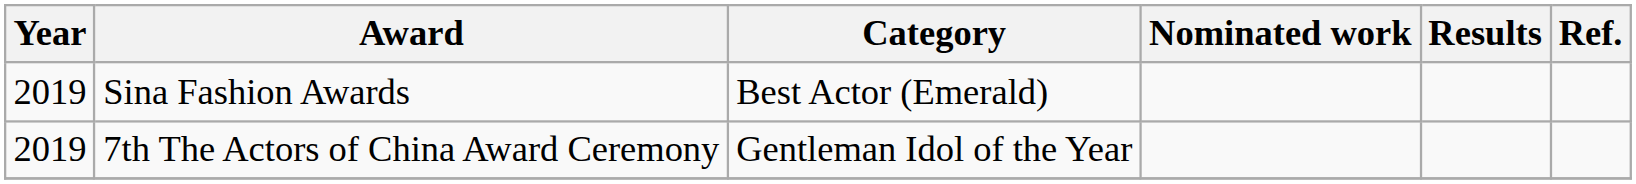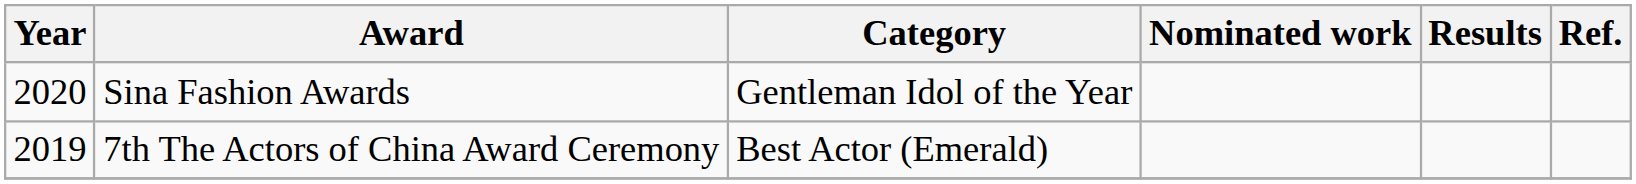(50, 91) 2019 -> (50, 91) 2020
(892, 91) Best Actor (Emerald) -> (934, 91) Gentleman Idol of the Year
(934, 149) Gentleman Idol of the Year -> (892, 149) Best Actor (Emerald)
